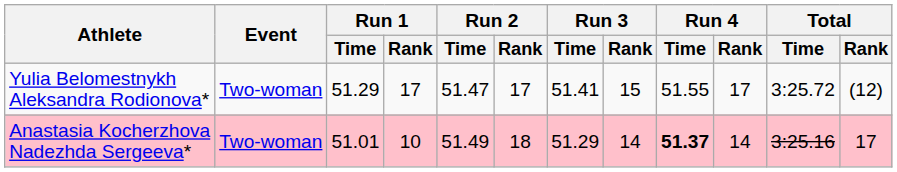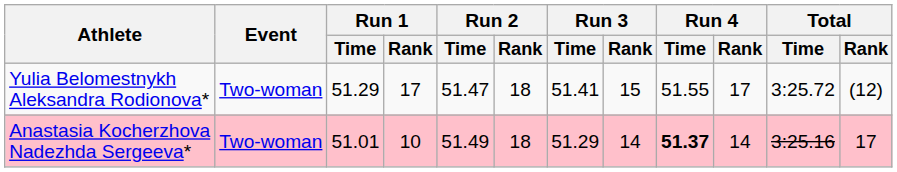(520, 90) 17 -> (520, 90) 18
